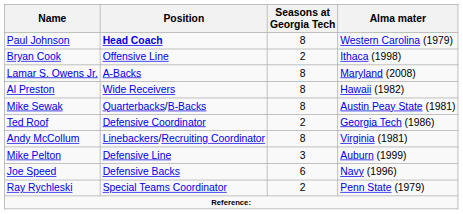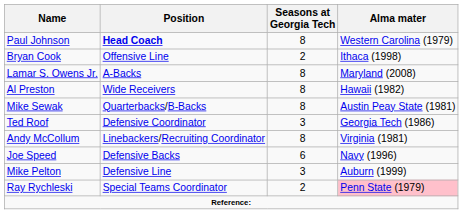(303, 123) 2 -> (303, 123) 3
rows swapped: (34, 156) <-> (32, 172)
(382, 188) no background -> (382, 188) pink background
